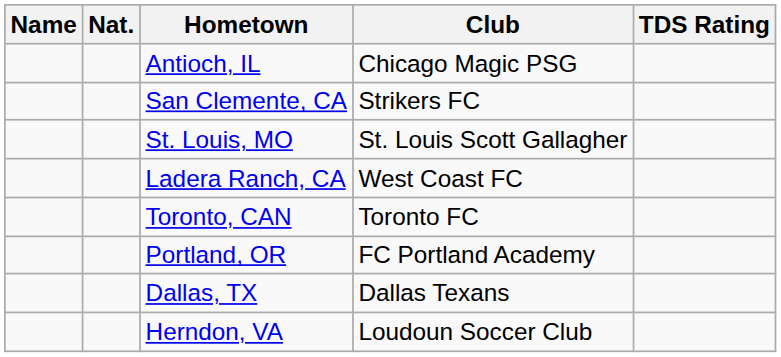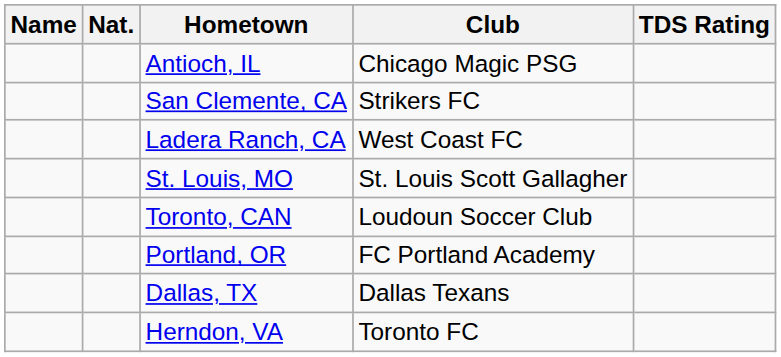rows swapped: (246, 178) <-> (219, 140)
(419, 217) Toronto FC -> (475, 217) Loudoun Soccer Club
(475, 332) Loudoun Soccer Club -> (419, 332) Toronto FC
